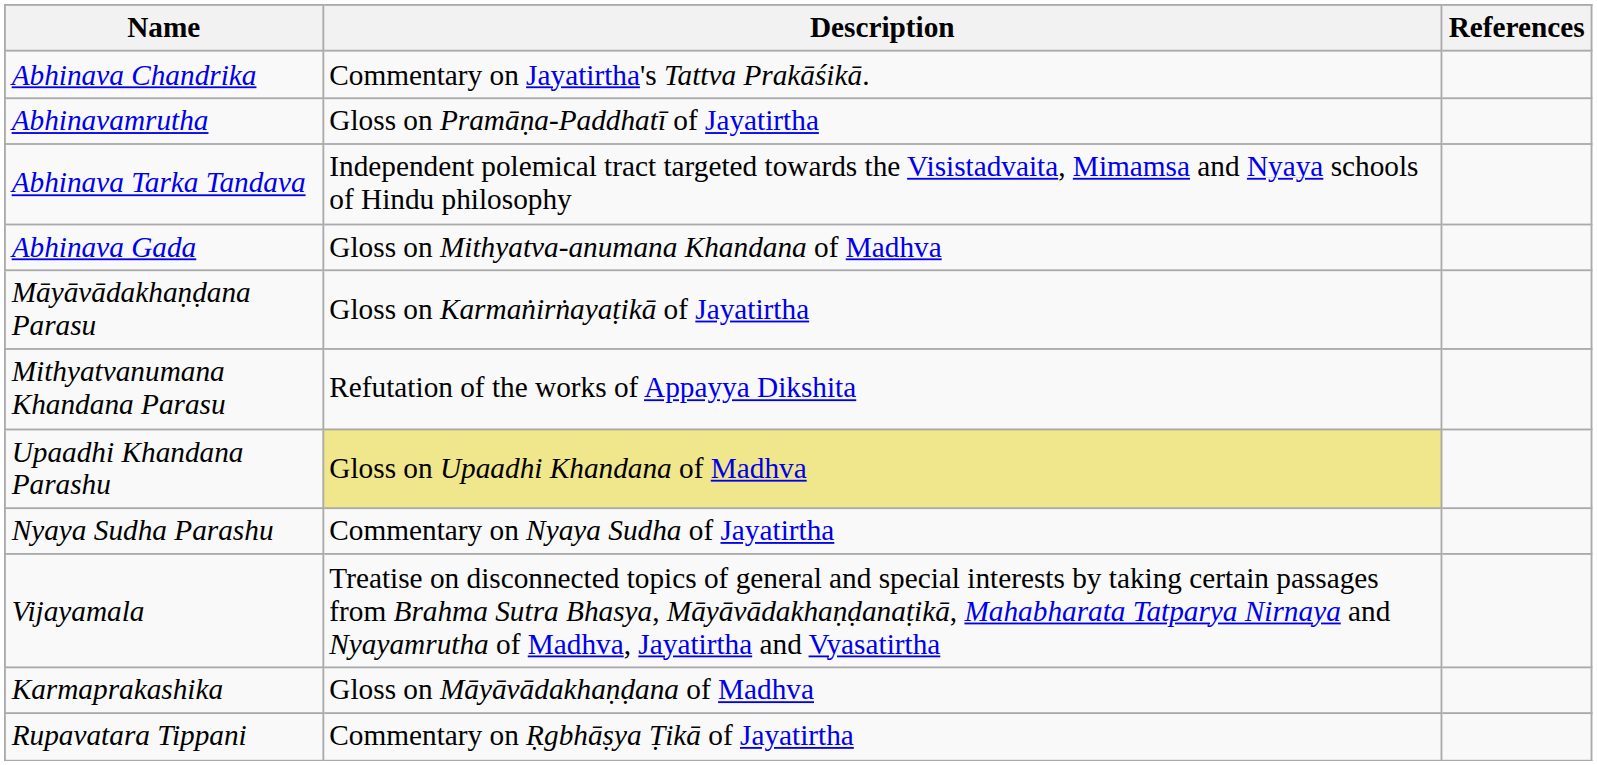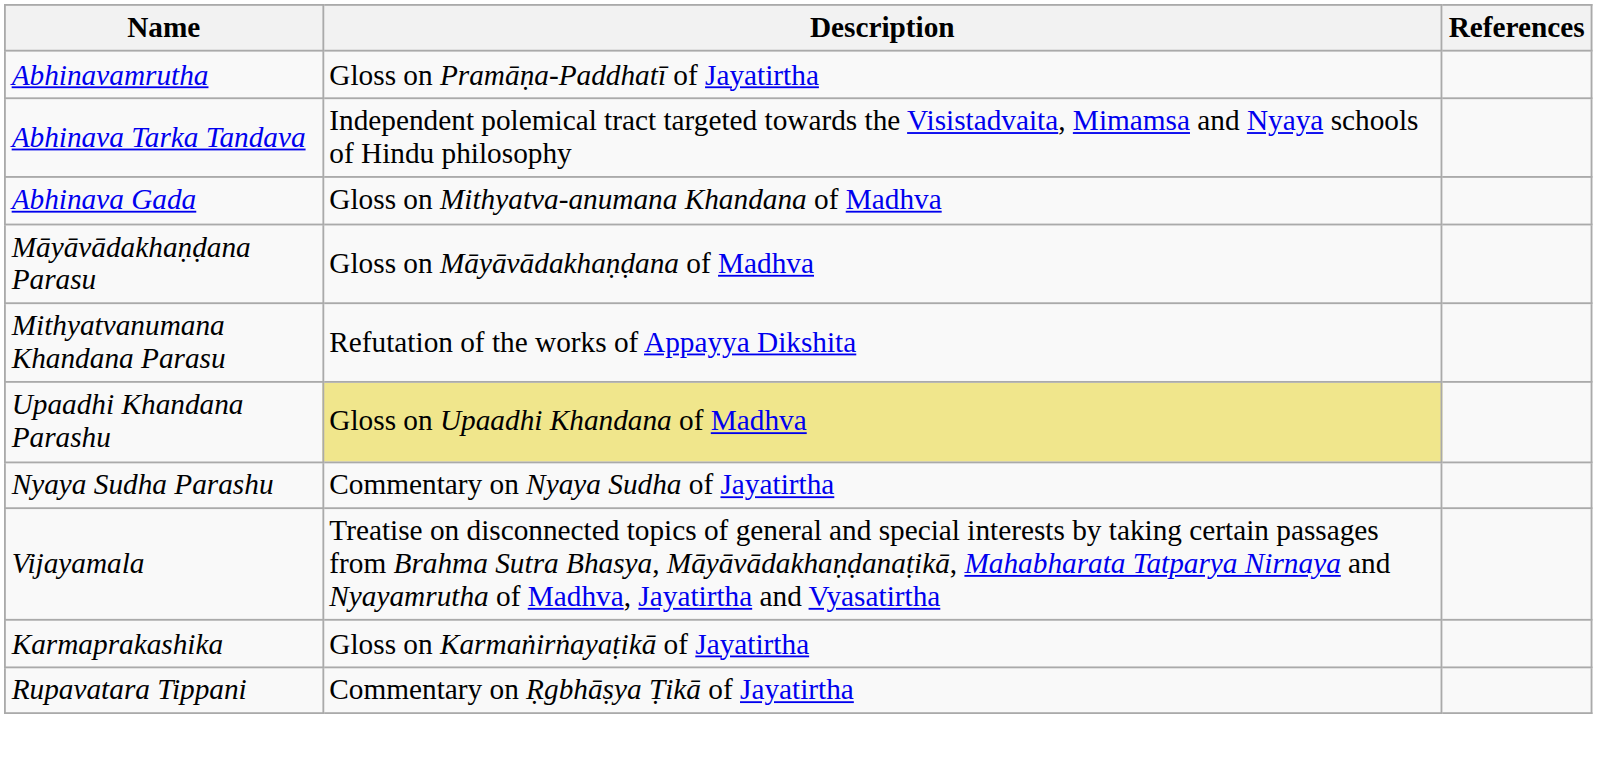- row: (134, 74)
(569, 309) Gloss on Karmaṅirṅayaṭikā of Jayatirtha -> (572, 262) Gloss on Māyāvādakhaṇḍana of Madhva
(572, 689) Gloss on Māyāvādakhaṇḍana of Madhva -> (569, 643) Gloss on Karmaṅirṅayaṭikā of Jayatirtha
